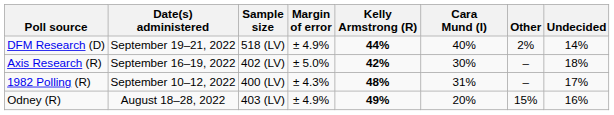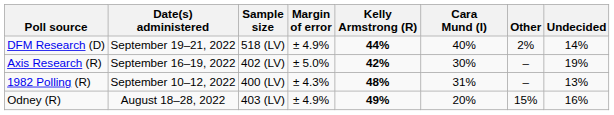(577, 64) 18% -> (577, 64) 19%
(577, 82) 17% -> (577, 82) 13%
